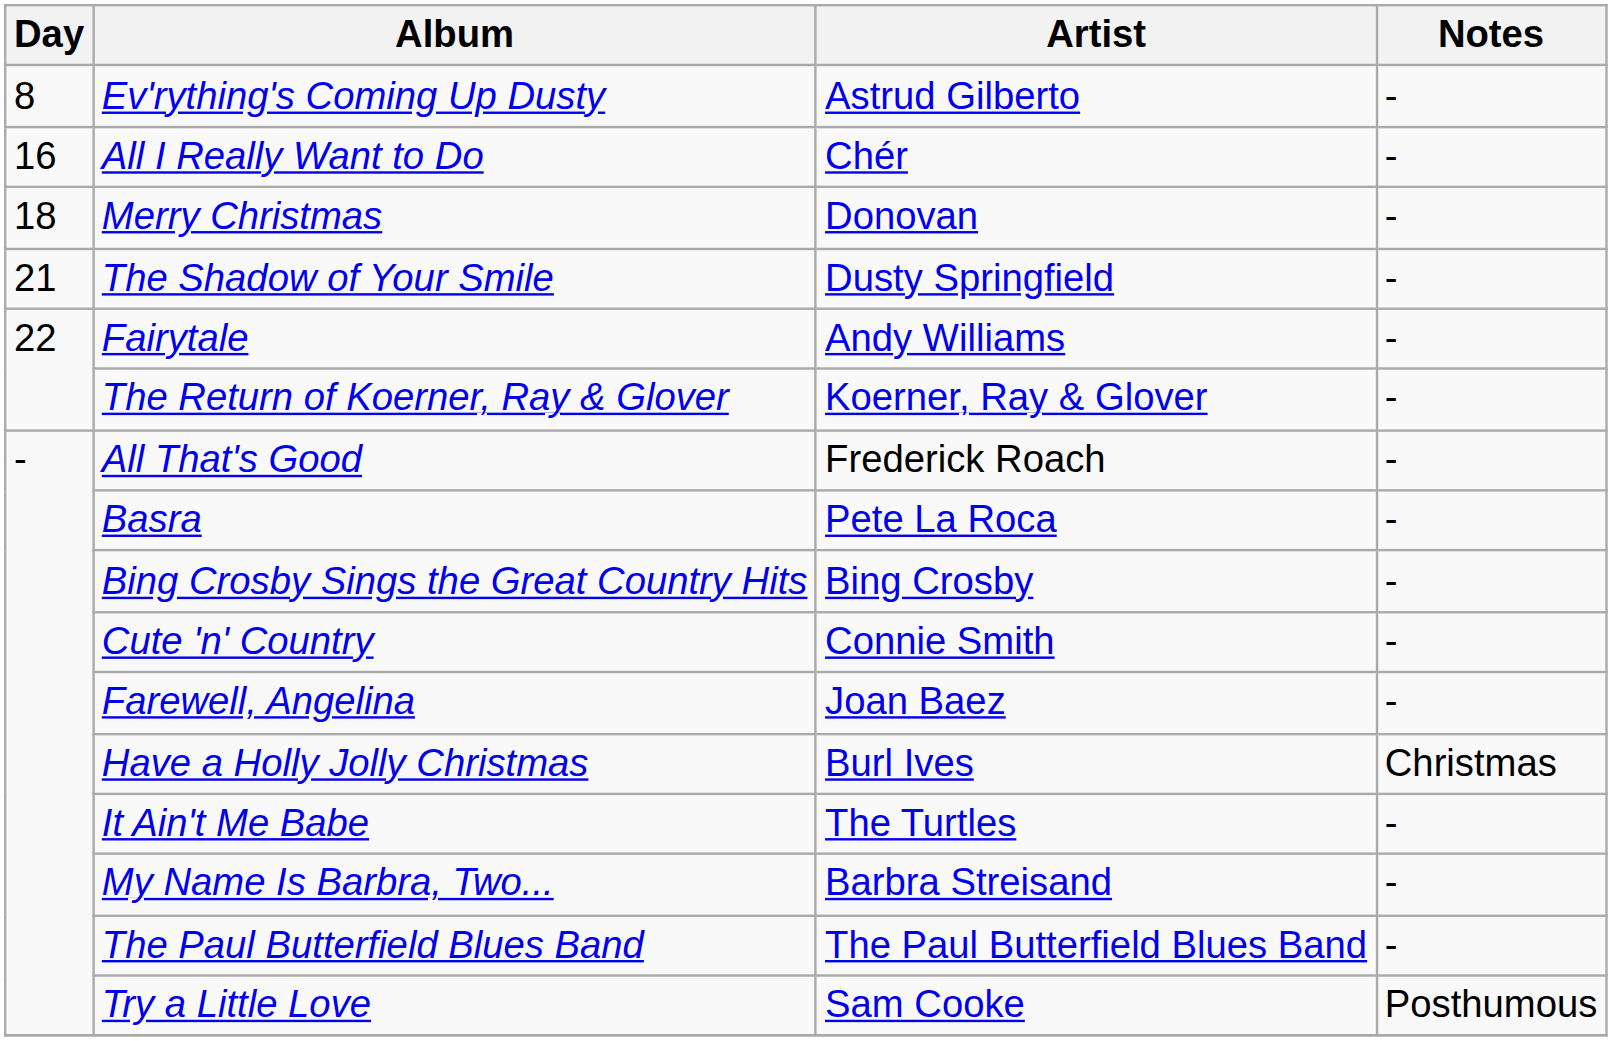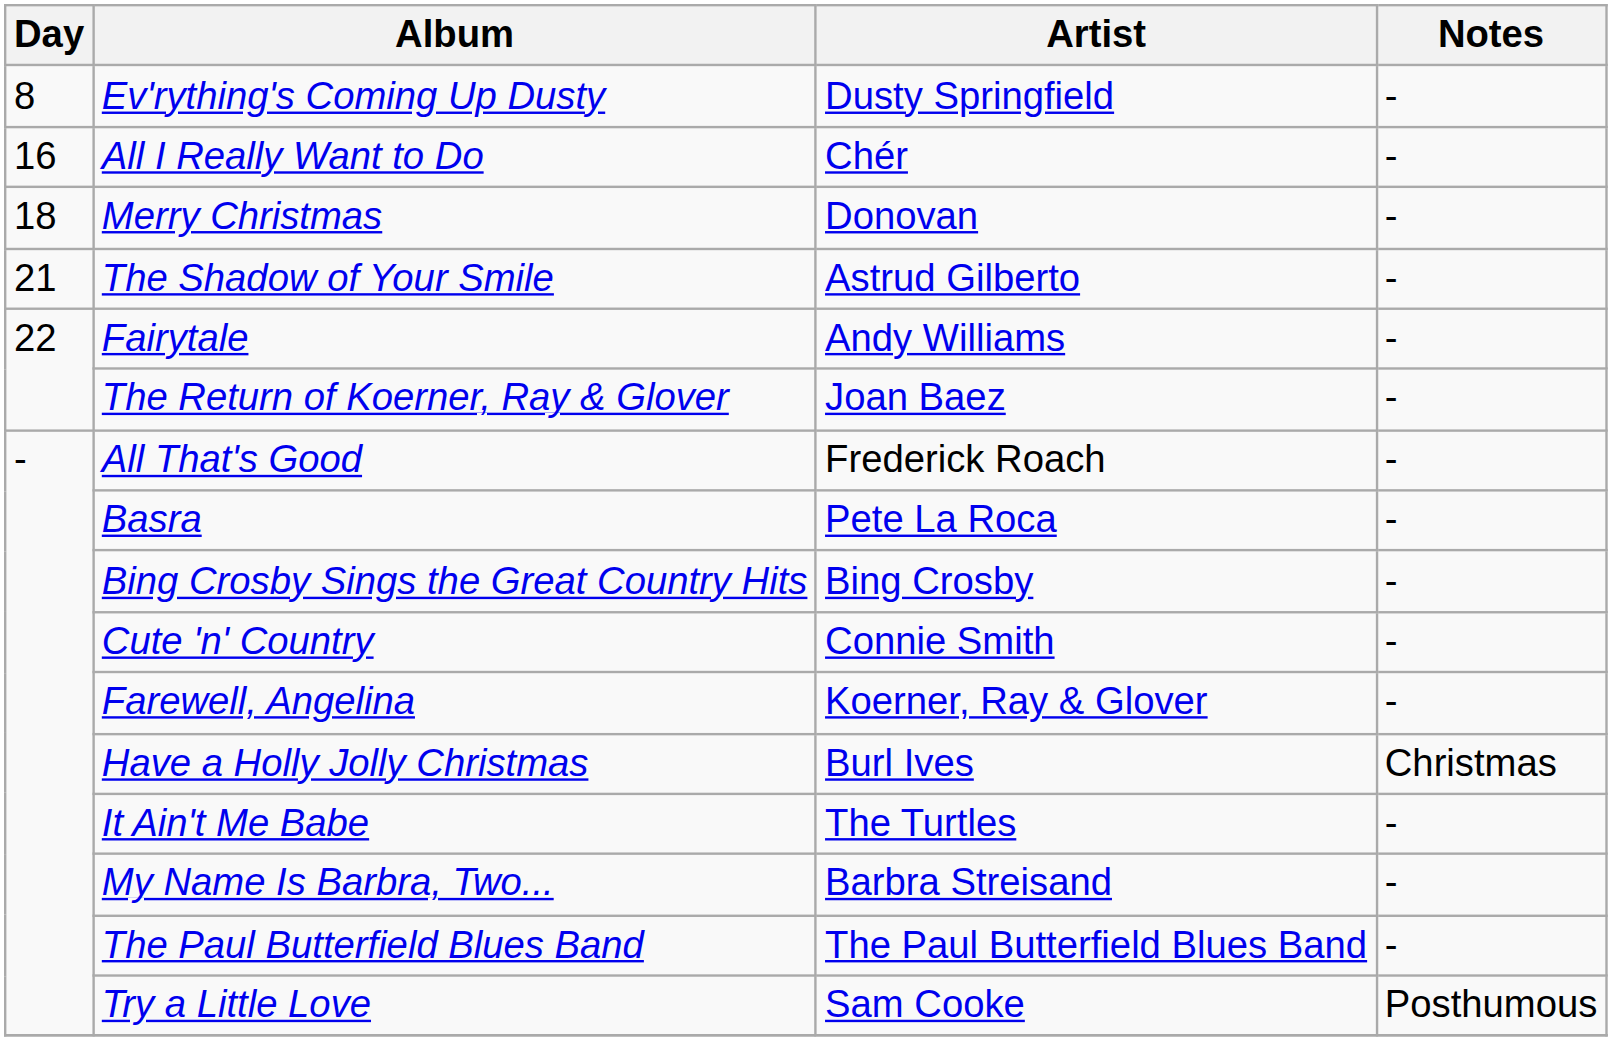(953, 95) Astrud Gilberto -> (970, 95) Dusty Springfield
(970, 277) Dusty Springfield -> (953, 277) Astrud Gilberto
(1016, 398) Koerner, Ray & Glover -> (915, 398) Joan Baez
(915, 701) Joan Baez -> (1016, 701) Koerner, Ray & Glover
